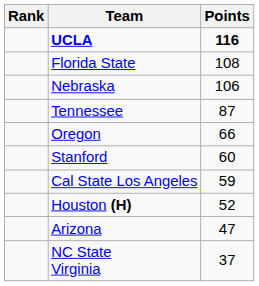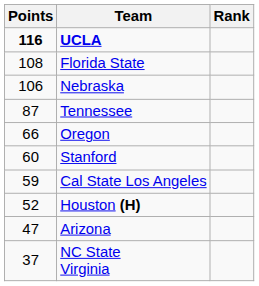columns swapped: (26, 16) <-> (227, 16)
